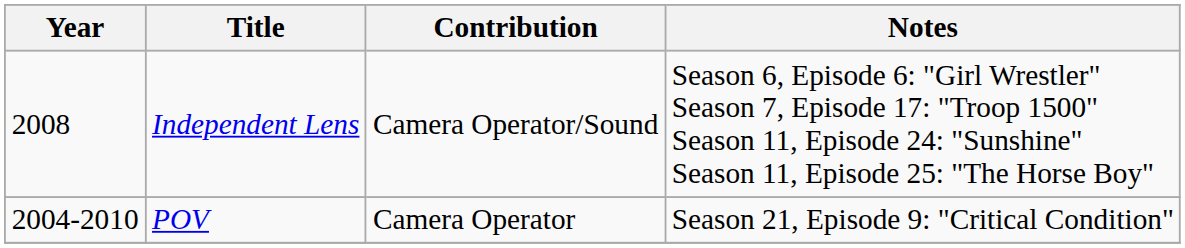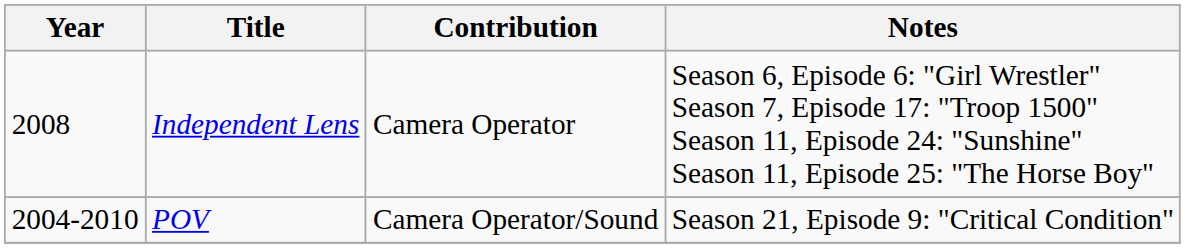(516, 123) Camera Operator/Sound -> (474, 123) Camera Operator
(474, 219) Camera Operator -> (516, 219) Camera Operator/Sound
